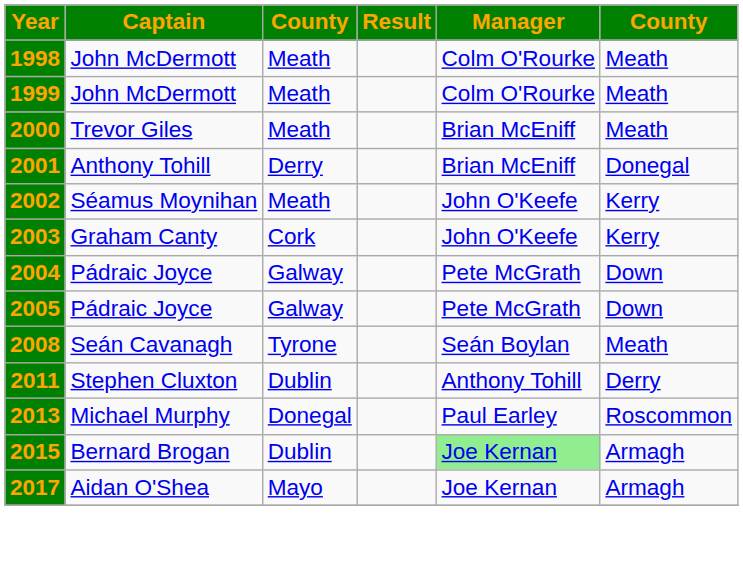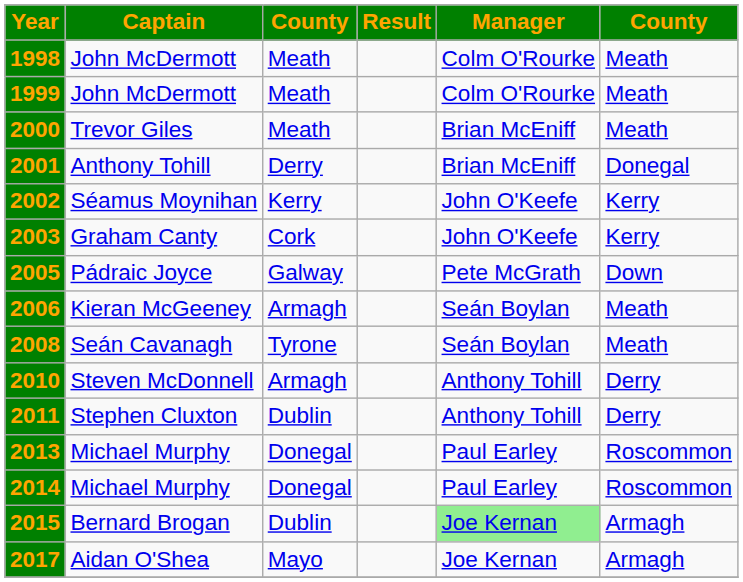(299, 201) Meath -> (295, 201) Kerry
- row: (35, 272)
+ row: (35, 308)
+ row: (35, 380)
+ row: (35, 487)
